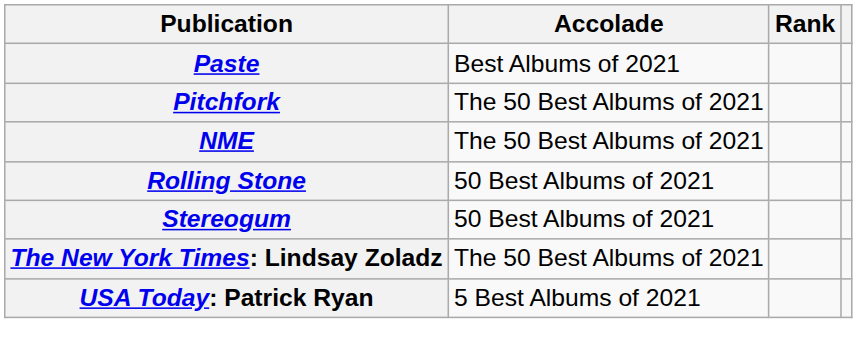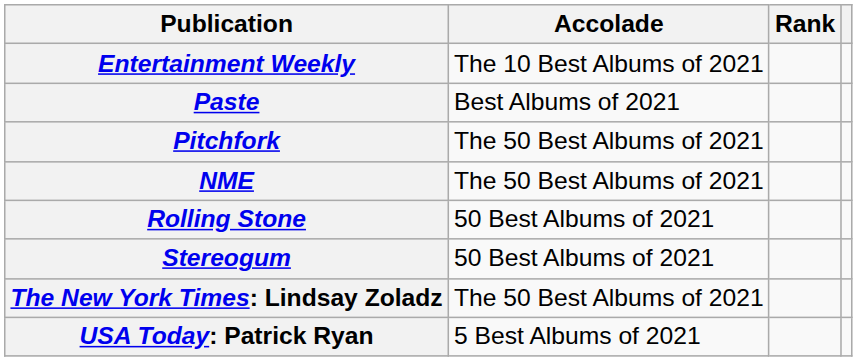+ row: (227, 63)
